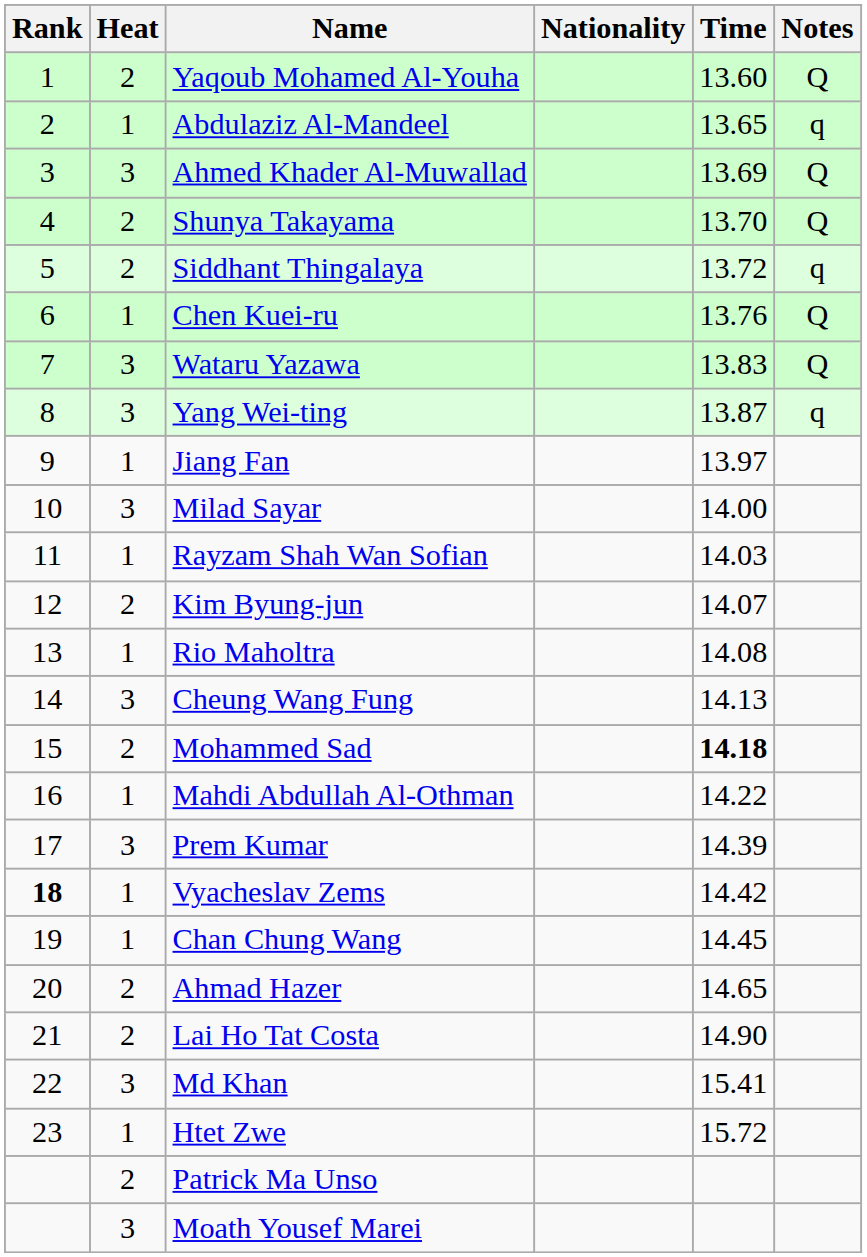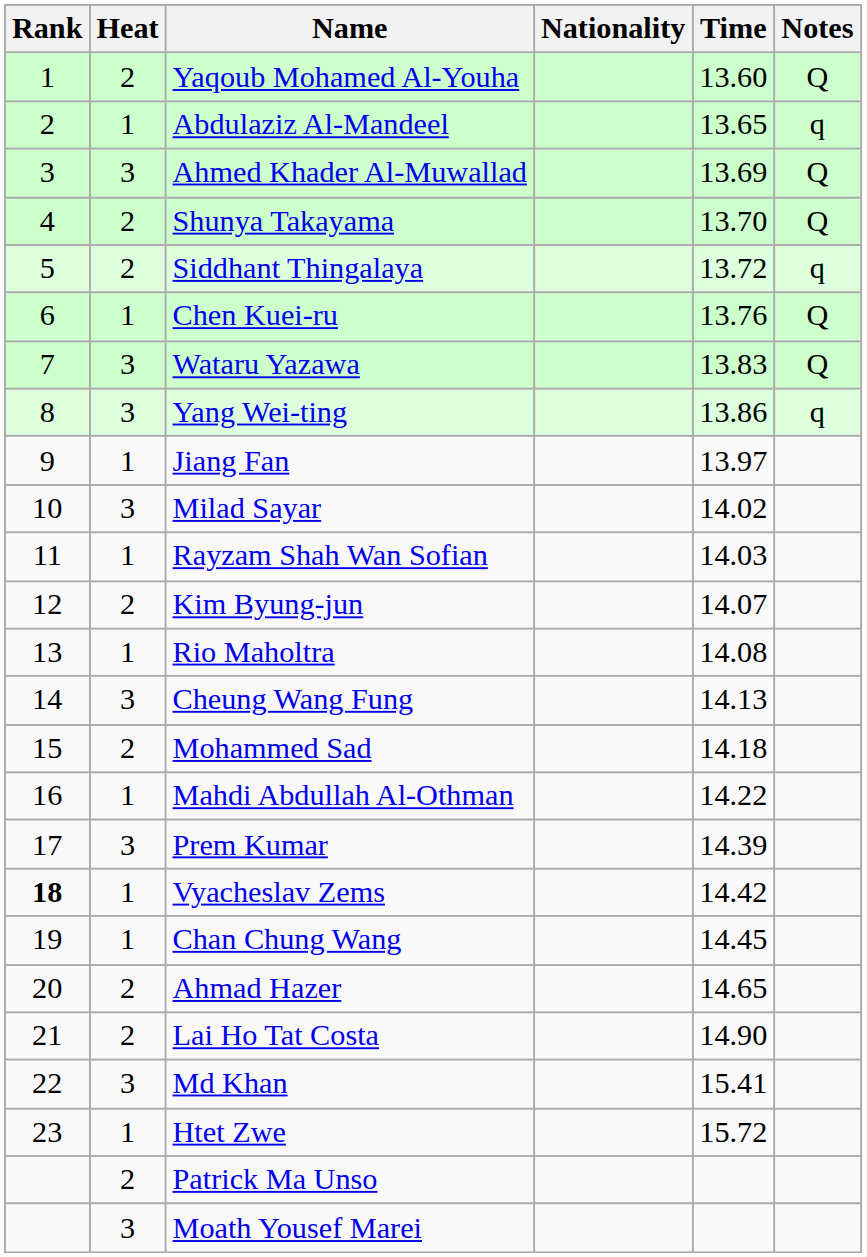(733, 412) 13.87 -> (733, 412) 13.86
(733, 508) 14.00 -> (733, 508) 14.02
(733, 747) bold -> (733, 747) normal
